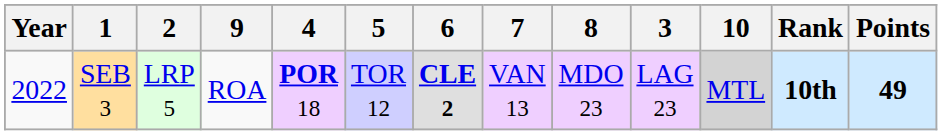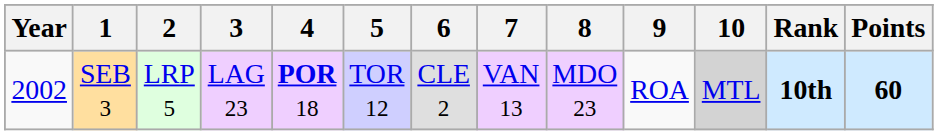columns swapped: (665, 27) <-> (237, 27)
(39, 89) 2022 -> (39, 89) 2002
(448, 89) bold -> (444, 89) normal
(893, 89) 49 -> (888, 89) 60
